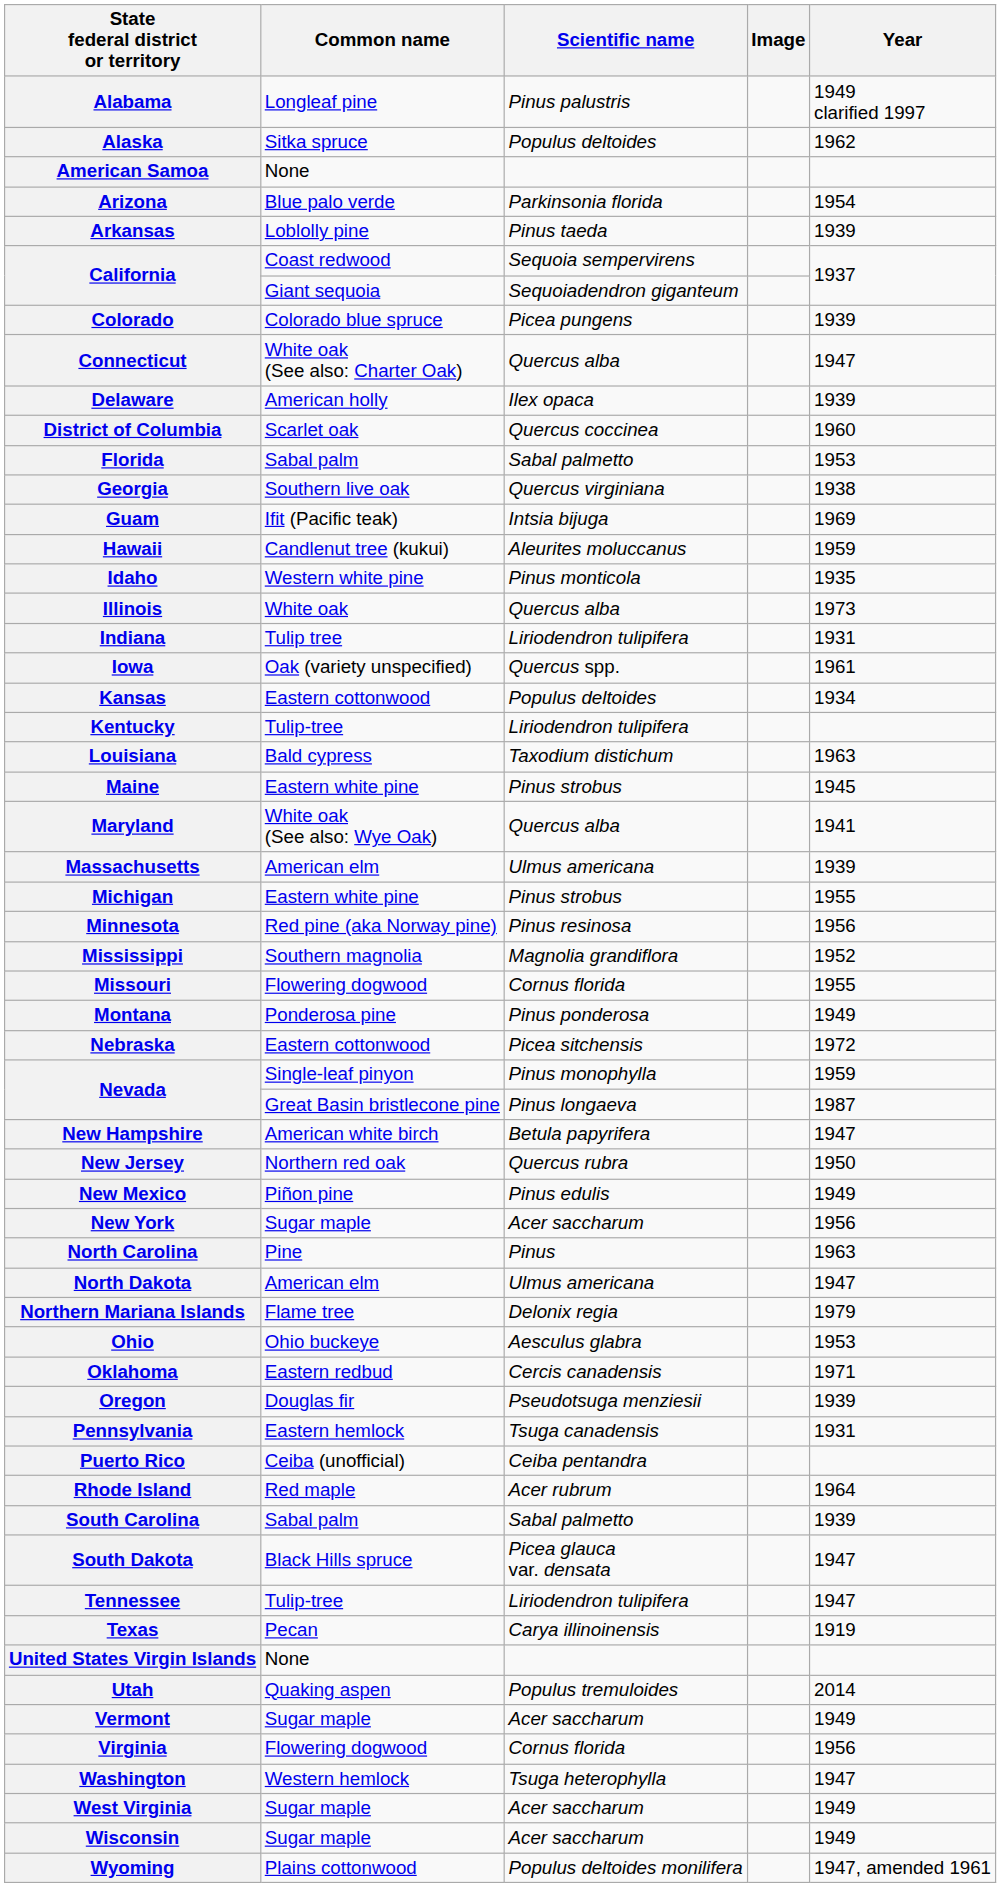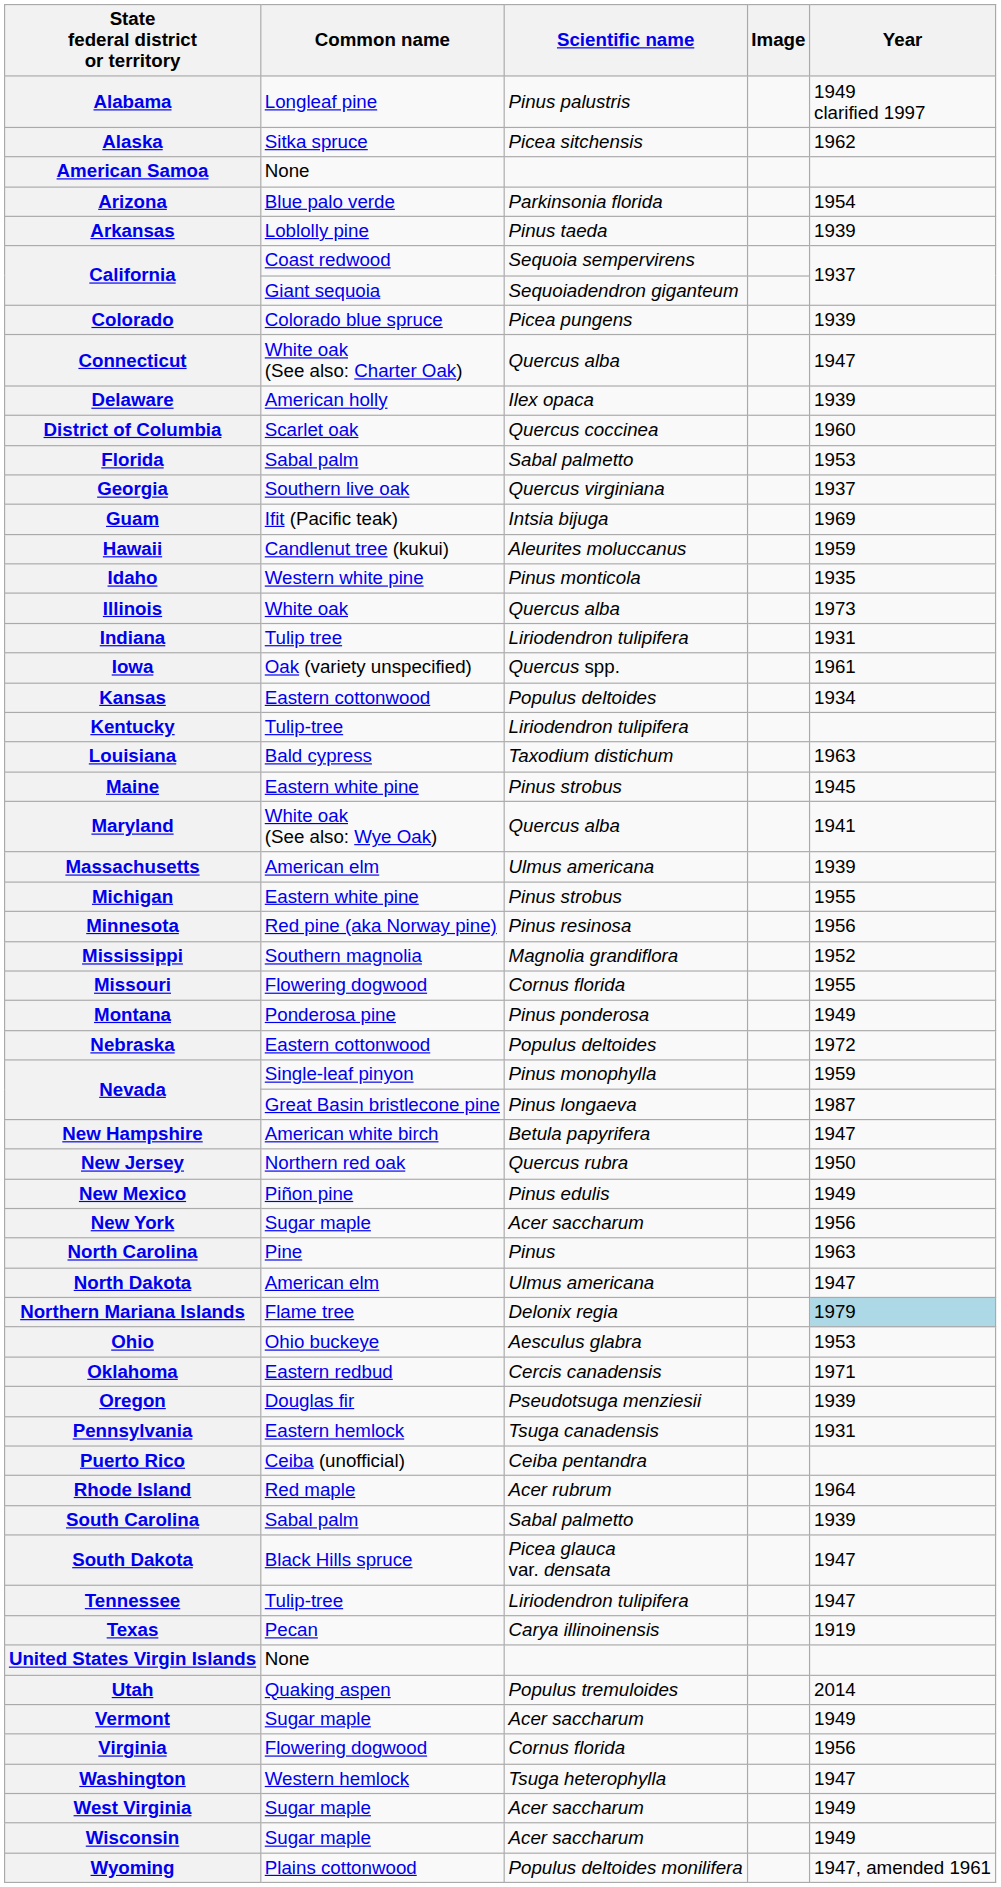(582, 141) Populus deltoides -> (576, 141) Picea sitchensis
(835, 489) 1938 -> (835, 489) 1937
(576, 1044) Picea sitchensis -> (582, 1044) Populus deltoides
(835, 1312) no background -> (835, 1312) lightblue background
